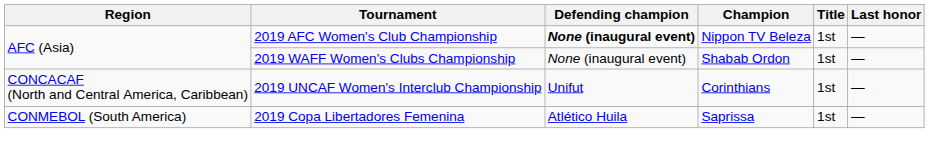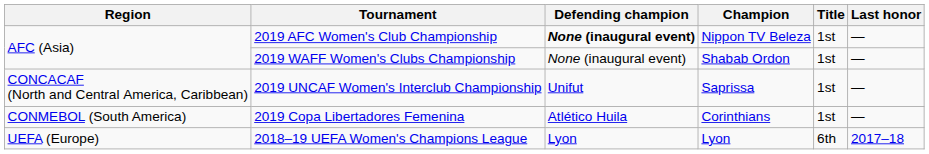(736, 87) Corinthians -> (728, 87) Saprissa
(728, 116) Saprissa -> (736, 116) Corinthians
+ row: (391, 138)
